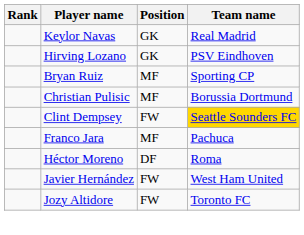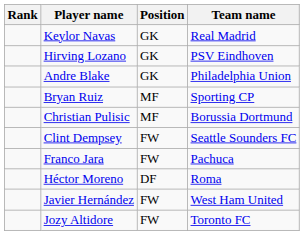+ row: (77, 76)
(243, 117) gold background -> (243, 138) no background
(149, 138) MF -> (150, 158) FW
